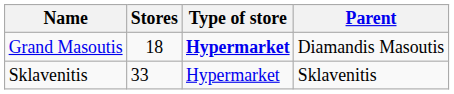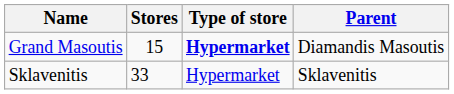(154, 46) 18 -> (154, 46) 15
